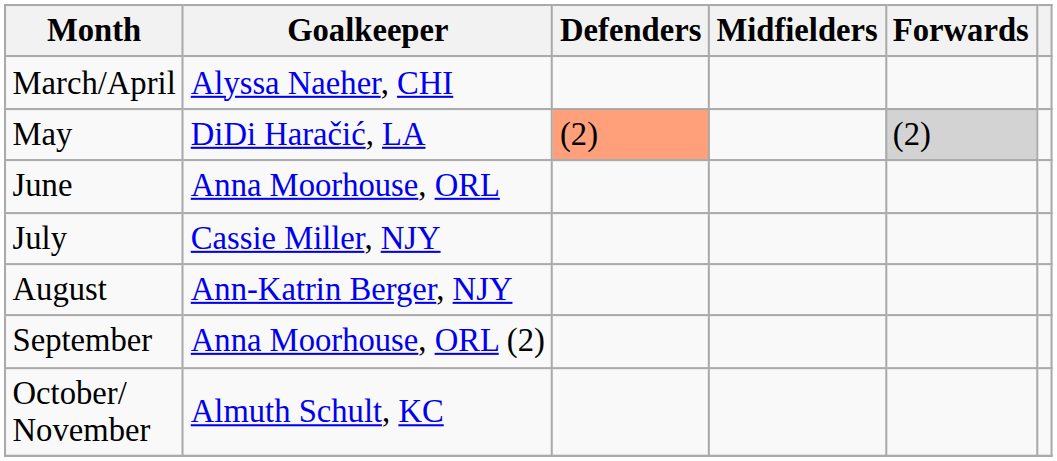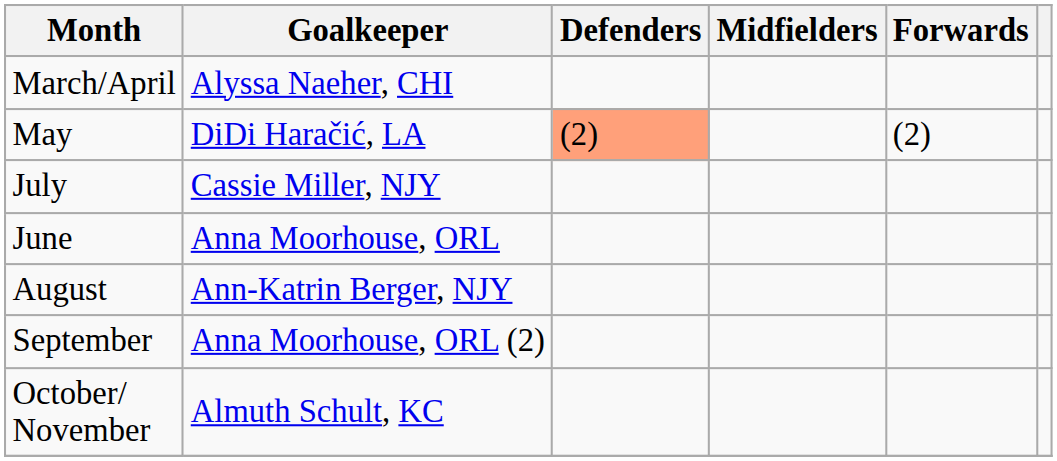(912, 133) lightgrey background -> (912, 133) no background
rows swapped: (42, 185) <-> (40, 237)
